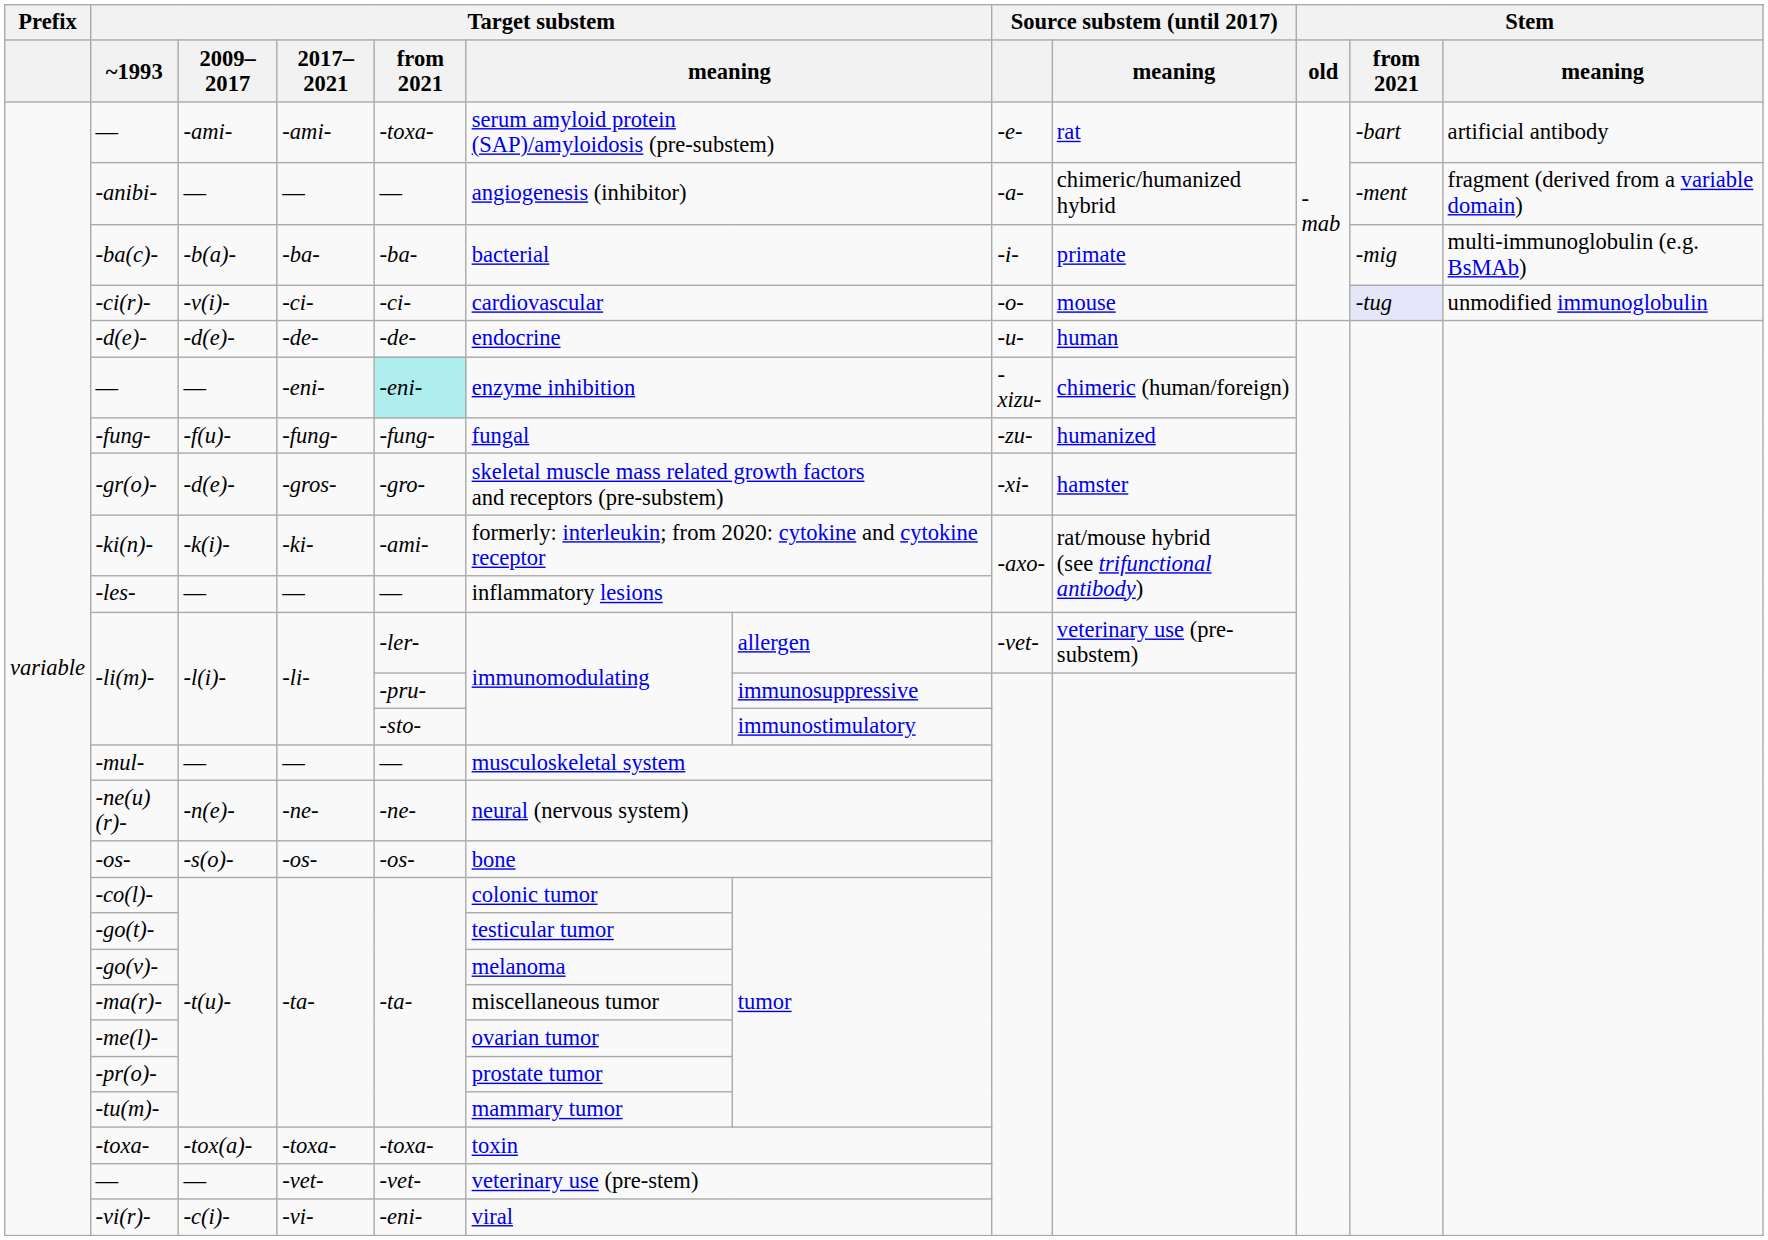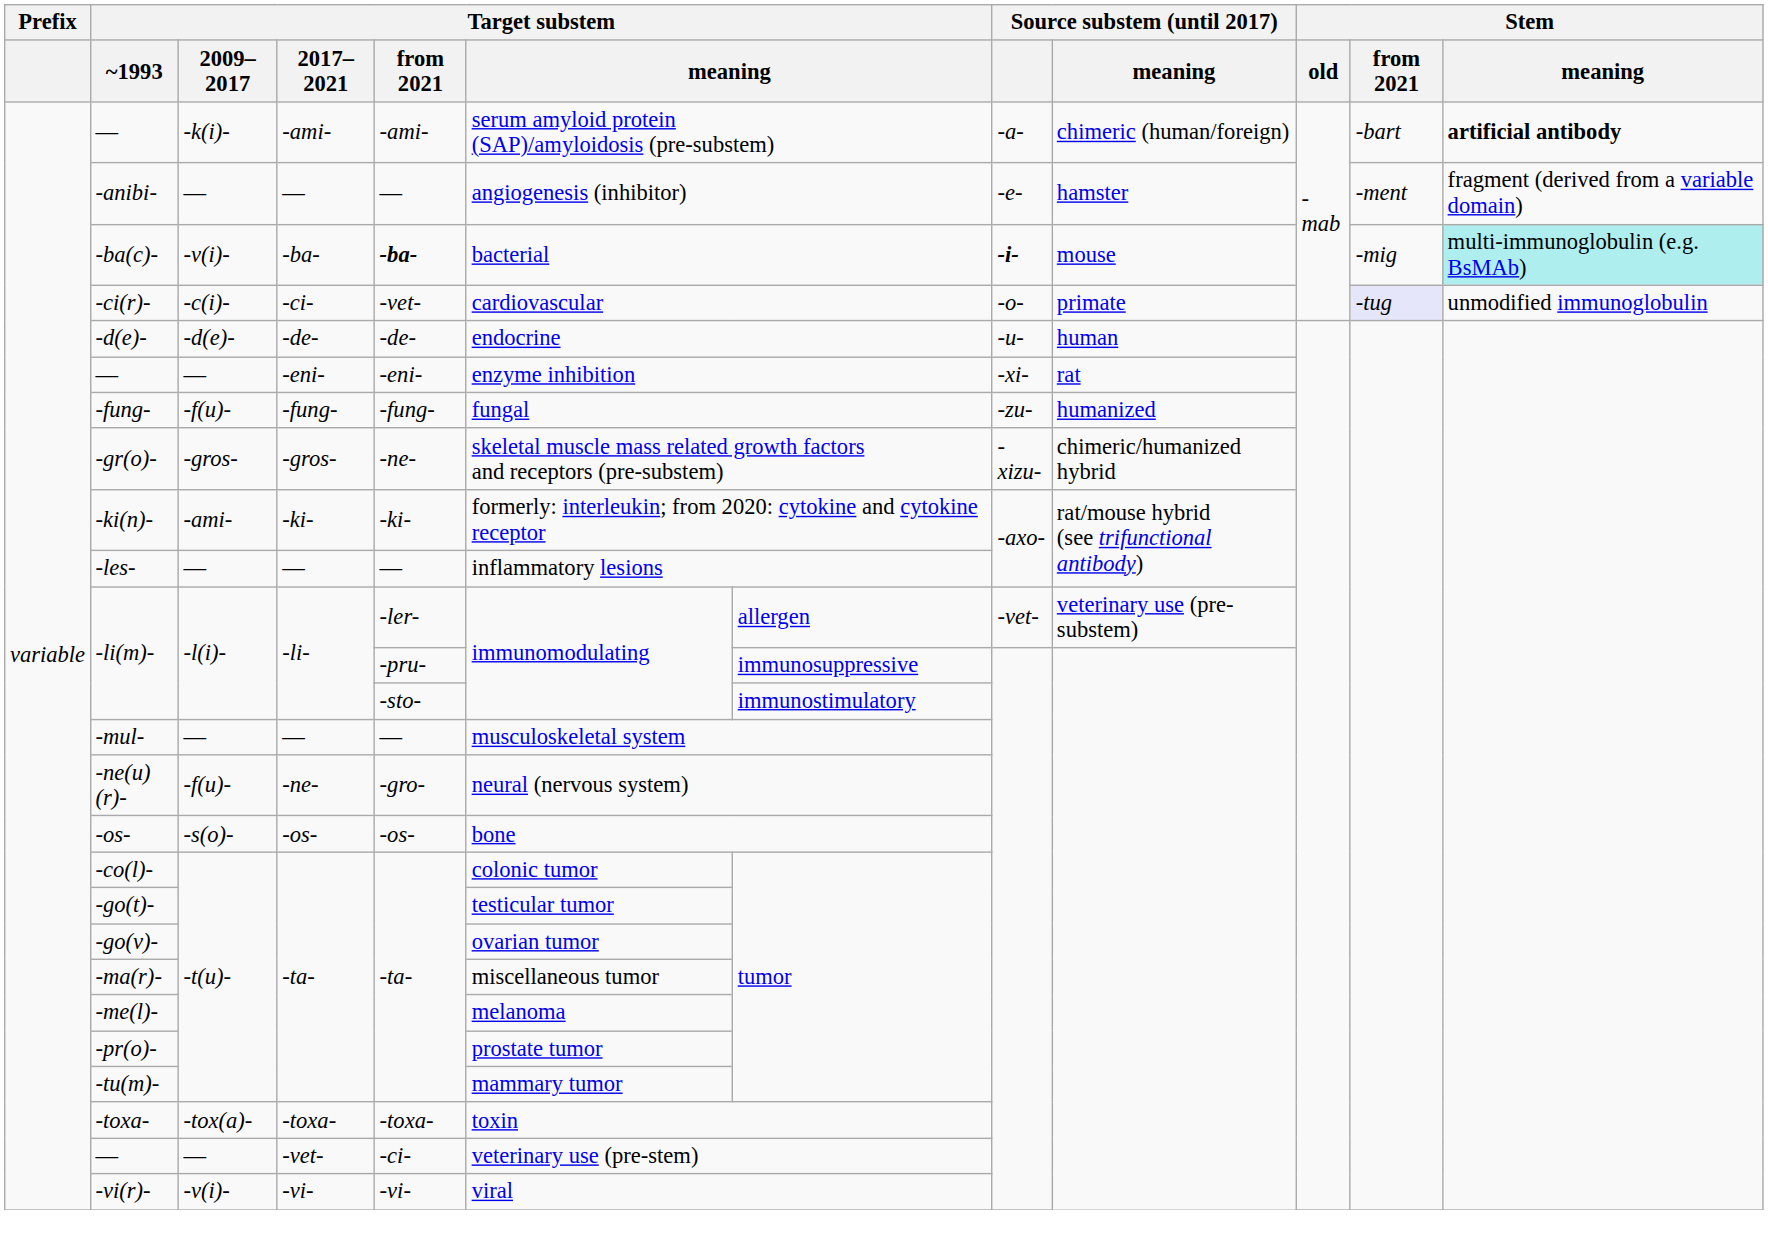(208, 132) -ami- -> (207, 132) -k(i)-
(407, 132) -toxa- -> (404, 132) -ami-
(1010, 132) -e- -> (1011, 132) -a-
(1069, 132) rat -> (1173, 132) chimeric (human/foreign)
(1528, 132) normal -> (1534, 132) bold
(1011, 193) -a- -> (1010, 193) -e-
(1149, 193) chimeric/humanized hybrid -> (1093, 193) hamster
(210, 254) -b(a)- -> (207, 254) -v(i)-
(398, 254) normal -> (398, 254) bold
(1008, 254) normal -> (1008, 254) bold
(1091, 254) primate -> (1086, 254) mouse
(1573, 254) no background -> (1573, 254) paleturquoise background
(207, 302) -v(i)- -> (207, 302) -c(i)-
(395, 302) -ci- -> (400, 302) -vet-
(1086, 302) mouse -> (1091, 302) primate
(401, 387) paleturquoise background -> (401, 374) no background
(1019, 387) -xizu- -> (1013, 374) -xi-
(1173, 387) chimeric (human/foreign) -> (1069, 374) rat
(209, 483) -d(e)- -> (211, 458) -gros-
(402, 483) -gro- -> (398, 458) -ne-
(1013, 483) -xi- -> (1019, 458) -xizu-
(1093, 483) hamster -> (1149, 458) chimeric/humanized hybrid
(207, 545) -k(i)- -> (208, 519) -ami-
(404, 545) -ami- -> (395, 519) -ki-
(209, 810) -n(e)- -> (207, 785) -f(u)-
(398, 810) -ne- -> (402, 785) -gro-
(519, 966) melanoma -> (535, 941) ovarian tumor
(535, 1037) ovarian tumor -> (519, 1012) melanoma
(400, 1181) -vet- -> (395, 1155) -ci-
(207, 1216) -c(i)- -> (207, 1191) -v(i)-
(401, 1216) -eni- -> (395, 1191) -vi-
